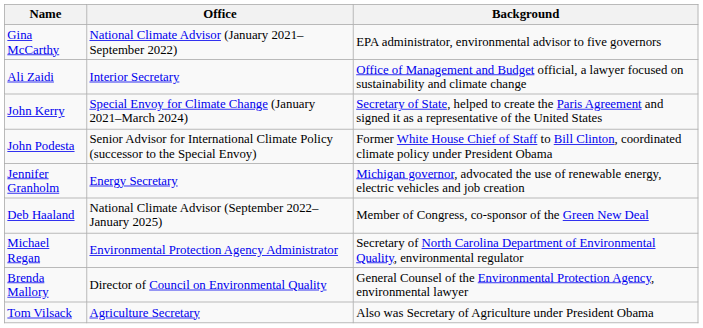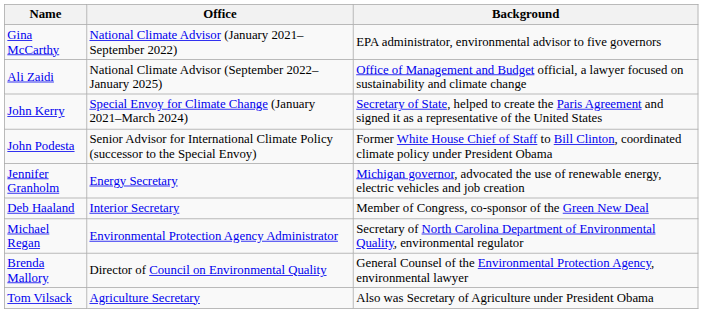(134, 76) Interior Secretary -> (204, 76) National Climate Advisor (September 2022–January 2025)
(204, 215) National Climate Advisor (September 2022–January 2025) -> (134, 208) Interior Secretary
